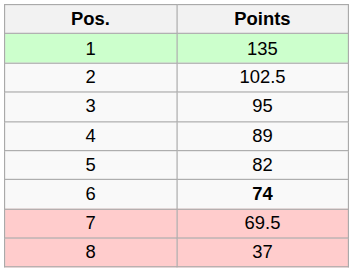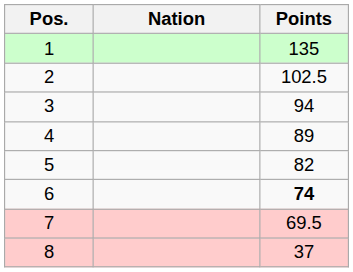+ column: (176, 19)
(262, 106) 95 -> (304, 106) 94
